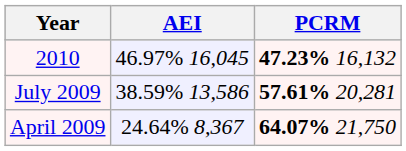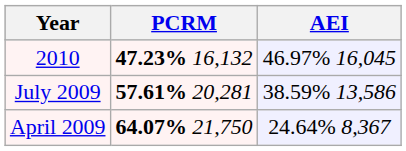columns swapped: (182, 22) <-> (328, 22)
